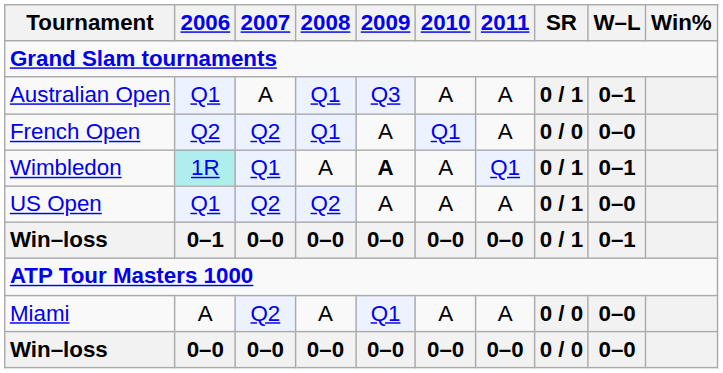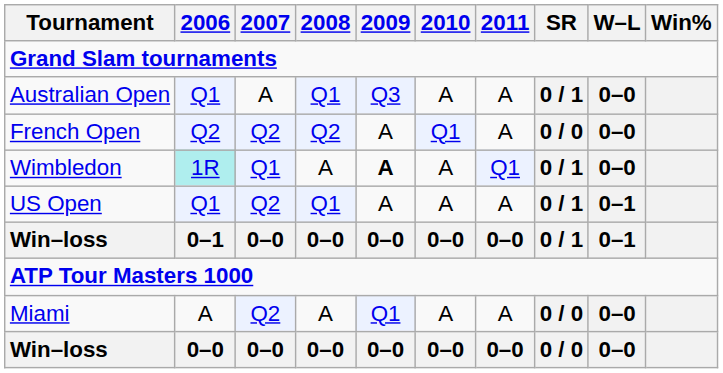(617, 94) 0–1 -> (617, 94) 0–0
(325, 130) Q1 -> (325, 130) Q2
(617, 167) 0–1 -> (617, 167) 0–0
(325, 203) Q2 -> (325, 203) Q1
(617, 203) 0–0 -> (617, 203) 0–1
